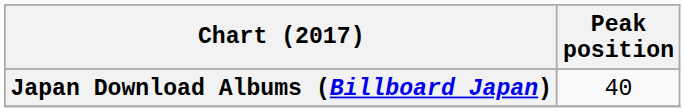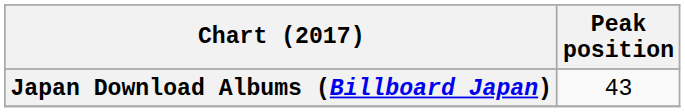(619, 88) 40 -> (619, 88) 43
